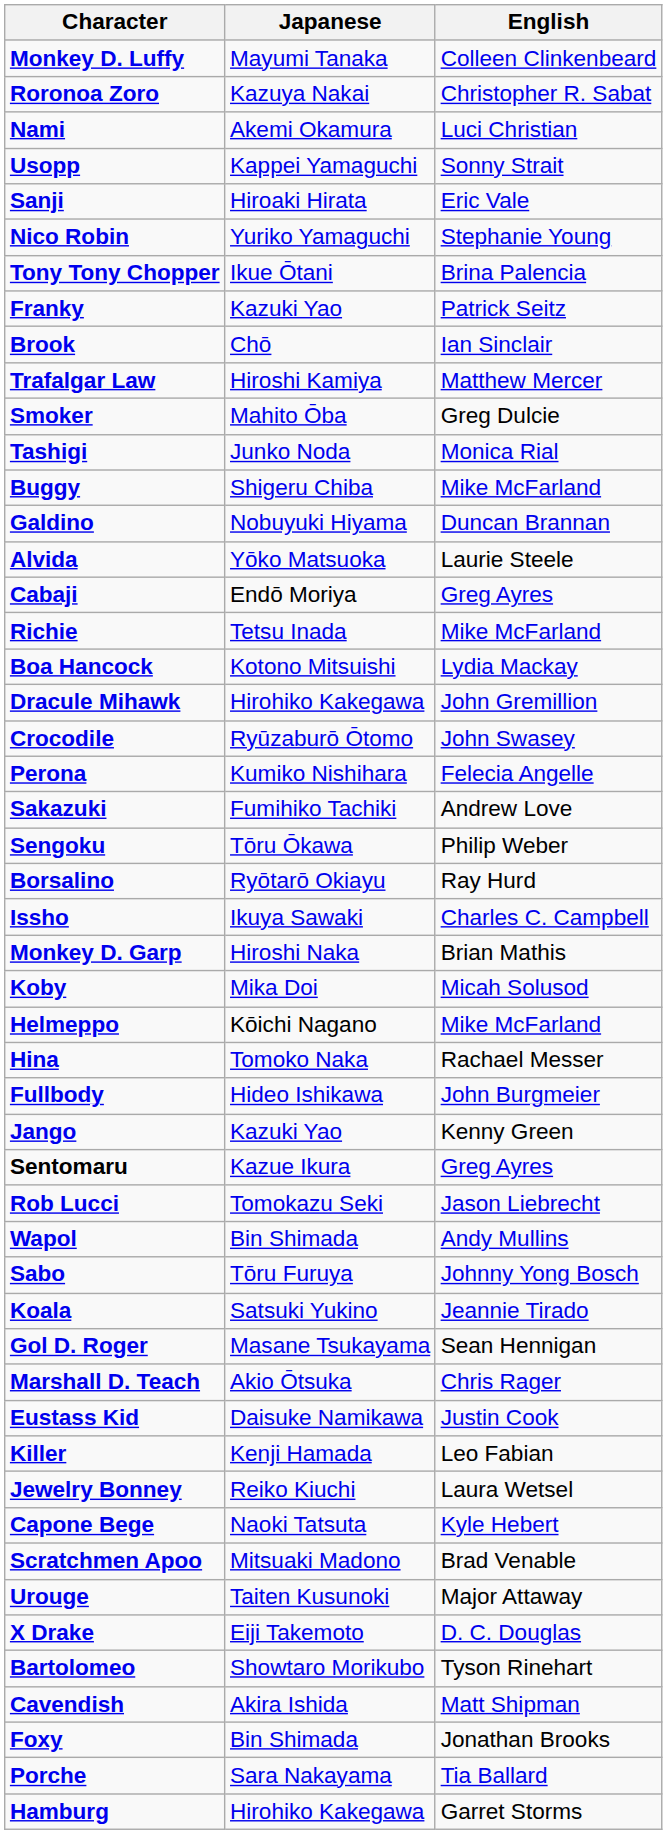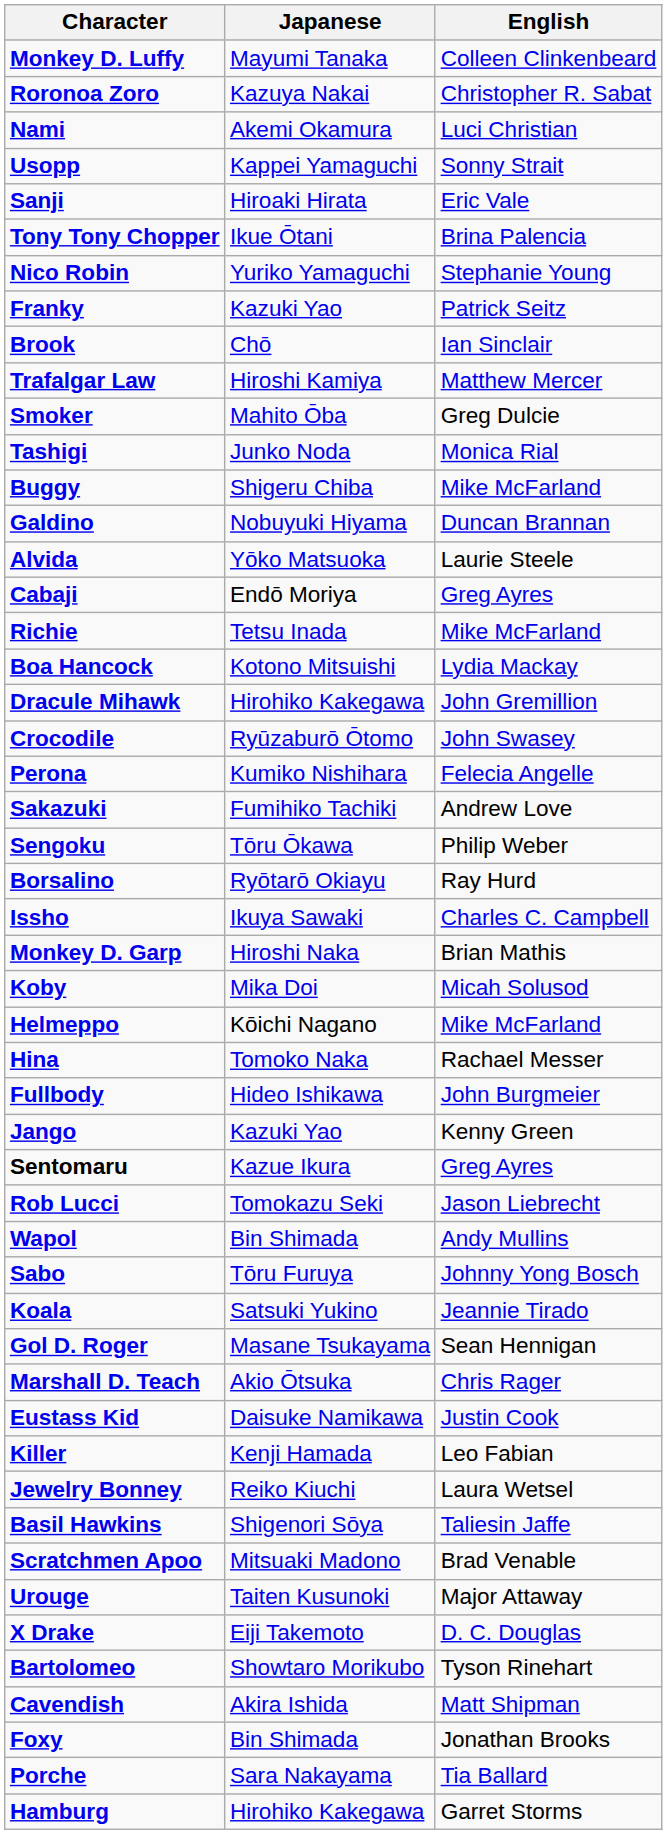rows swapped: (115, 272) <-> (69, 237)
- row: (82, 1525)
+ row: (86, 1525)
